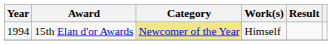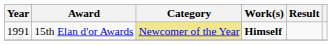(18, 31) 1994 -> (18, 31) 1991
(263, 31) normal -> (263, 31) bold
